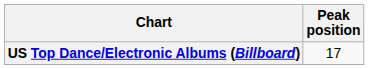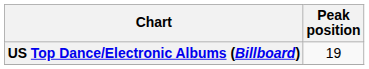(333, 53) 17 -> (333, 53) 19
